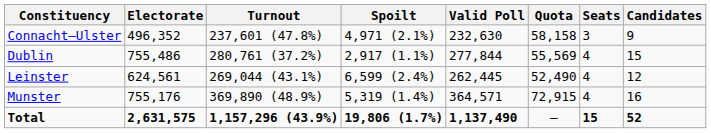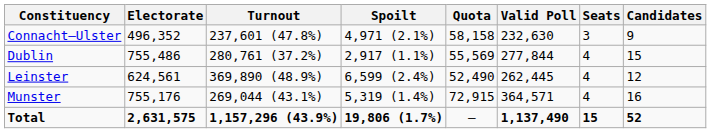columns swapped: (487, 15) <-> (554, 15)
(266, 76) 269,044 (43.1%) -> (266, 76) 369,890 (48.9%)
(266, 97) 369,890 (48.9%) -> (266, 97) 269,044 (43.1%)
